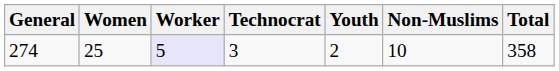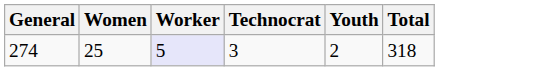- column: (443, 19)
(522, 50) 358 -> (402, 50) 318
